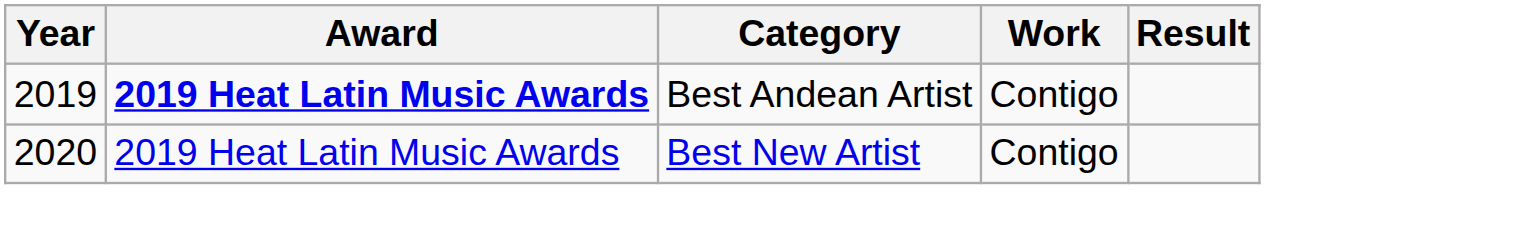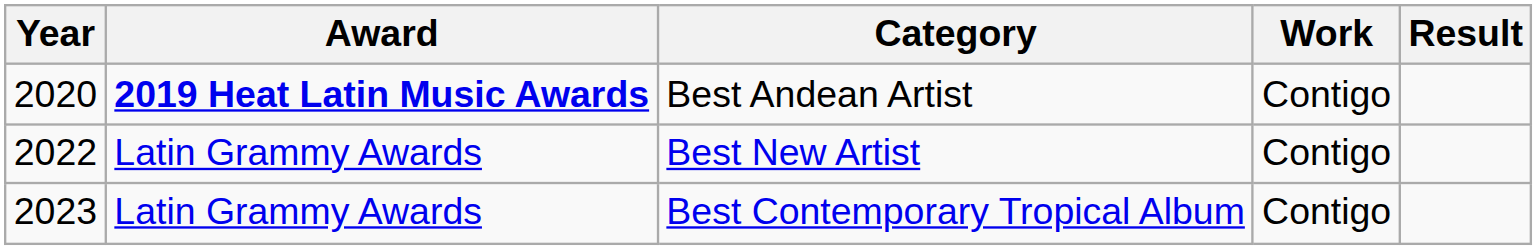(55, 93) 2019 -> (55, 93) 2020
(55, 152) 2020 -> (55, 152) 2022
(367, 152) 2019 Heat Latin Music Awards -> (298, 152) Latin Grammy Awards
+ row: (956, 212)
